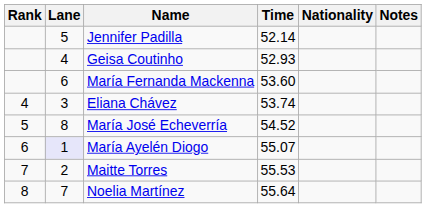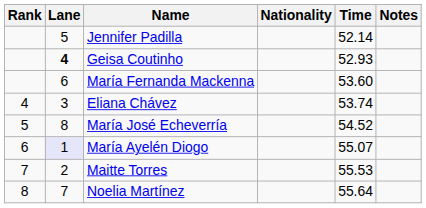columns swapped: (337, 15) <-> (278, 15)
(64, 59) normal -> (64, 59) bold
